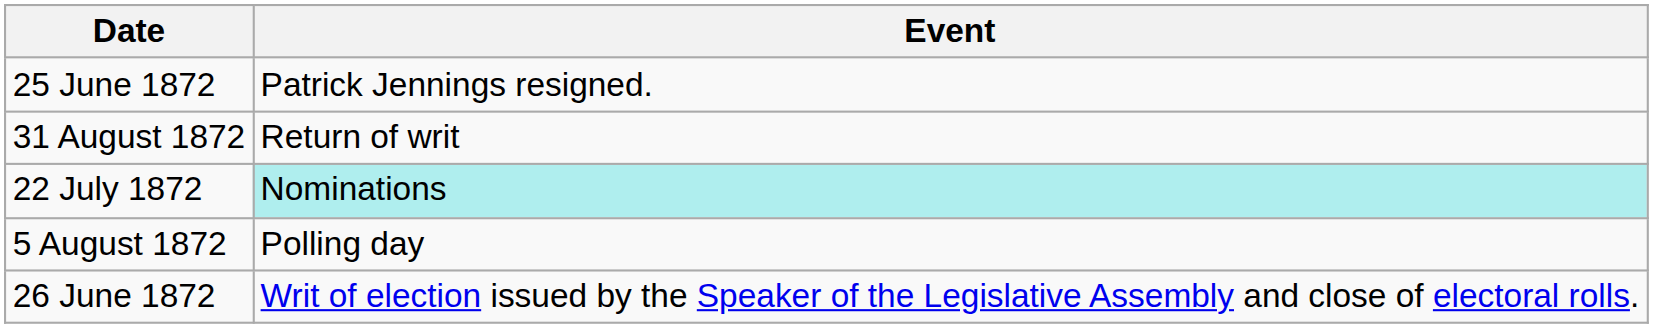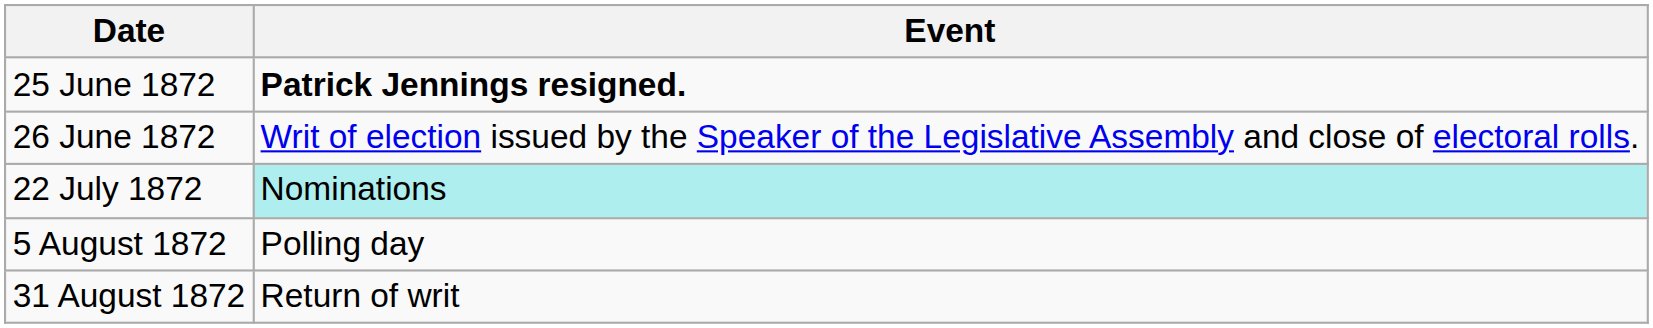(457, 84) normal -> (473, 84) bold
rows swapped: (114, 296) <-> (129, 137)
